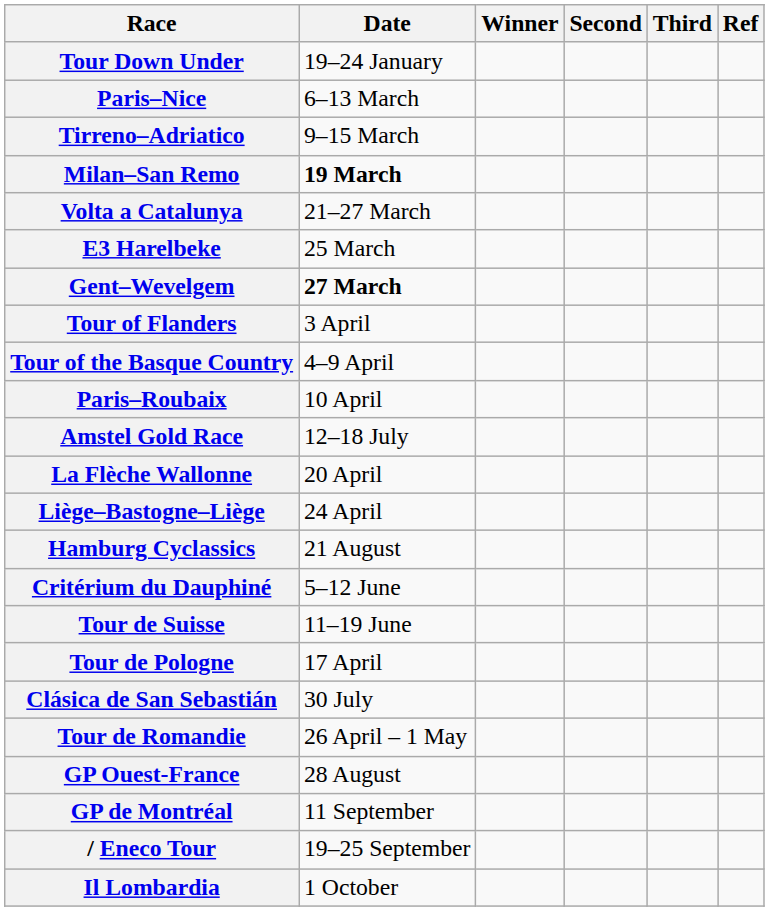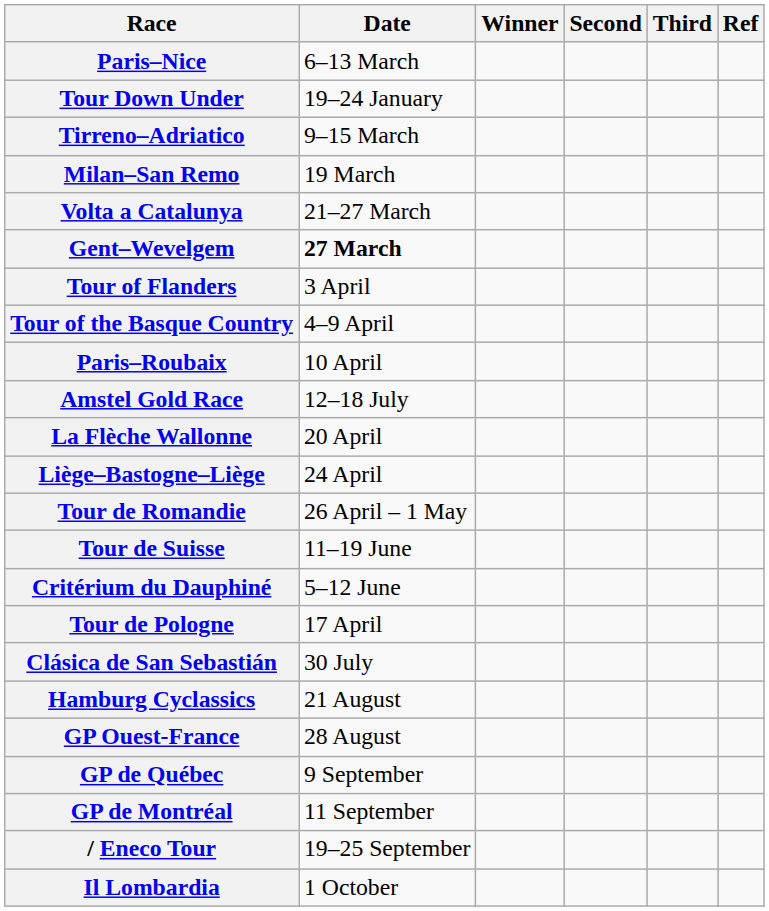rows swapped: (152, 60) <-> (152, 98)
(353, 173) bold -> (350, 173) normal
- row: (152, 248)
rows swapped: (152, 736) <-> (152, 549)
rows swapped: (152, 586) <-> (152, 624)
+ row: (152, 774)
